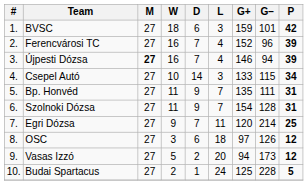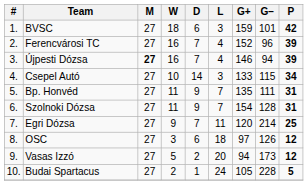(244, 172) 125 -> (244, 172) 105
